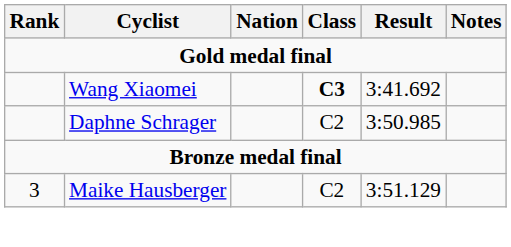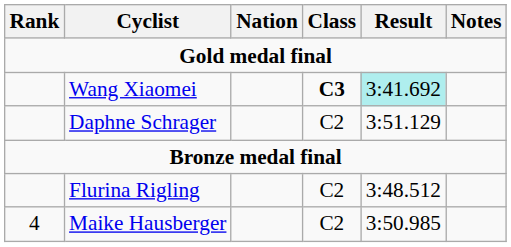(403, 88) no background -> (403, 88) paleturquoise background
(403, 122) 3:50.985 -> (403, 122) 3:51.129
+ row: (134, 190)
(34, 190) 3 -> (34, 223) 4
(403, 190) 3:51.129 -> (403, 223) 3:50.985
